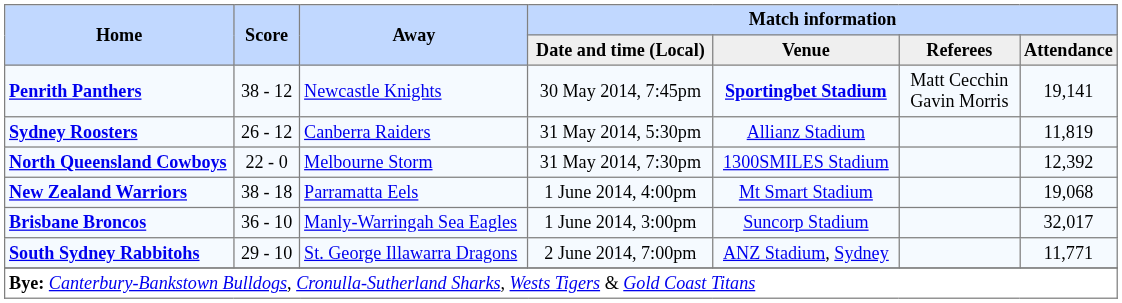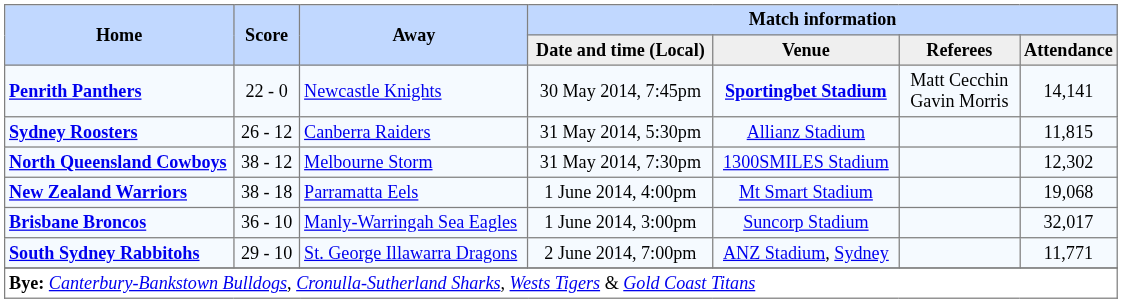(267, 90) 38 - 12 -> (267, 90) 22 - 0
(1068, 90) 19,141 -> (1068, 90) 14,141
(1068, 131) 11,819 -> (1068, 131) 11,815
(267, 162) 22 - 0 -> (267, 162) 38 - 12
(1068, 162) 12,392 -> (1068, 162) 12,302
